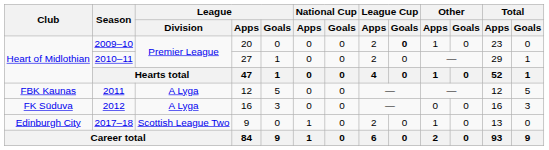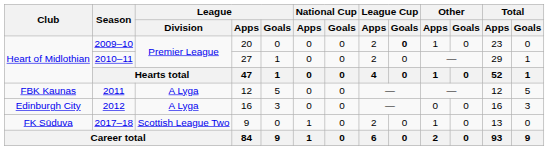(48, 106) FK Sūduva -> (48, 106) Edinburgh City
(48, 122) Edinburgh City -> (48, 122) FK Sūduva
